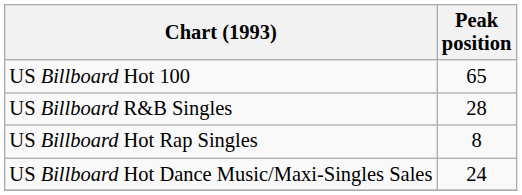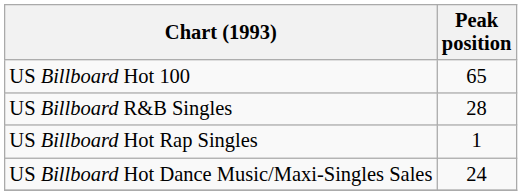(477, 141) 8 -> (477, 141) 1
